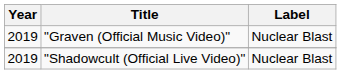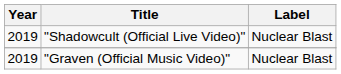rows swapped: (145, 58) <-> (137, 36)
